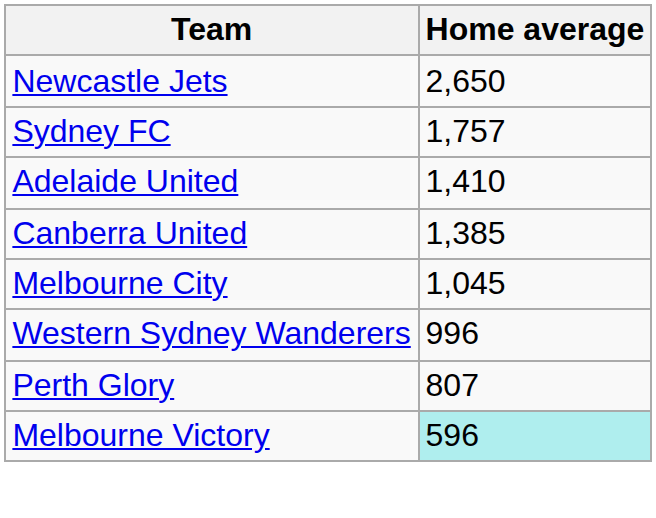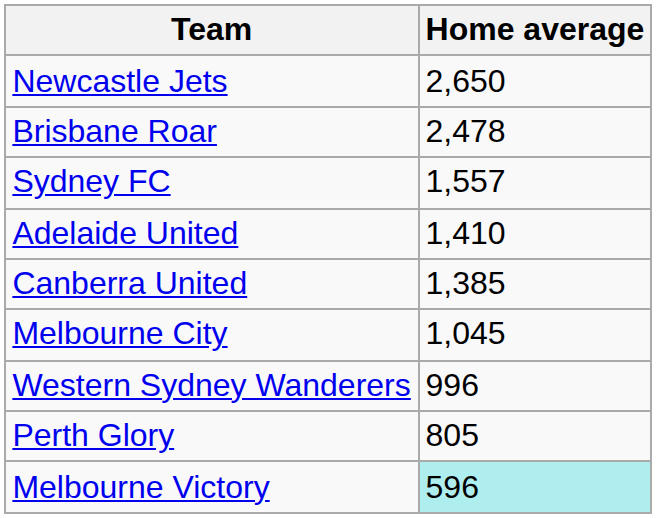+ row: (115, 131)
(466, 131) 1,757 -> (466, 182) 1,557
(452, 385) 807 -> (452, 435) 805
